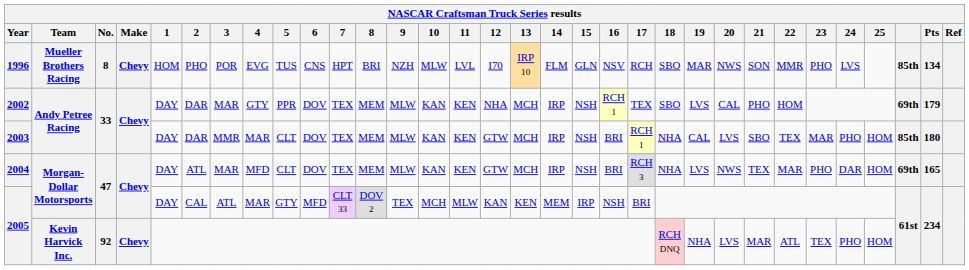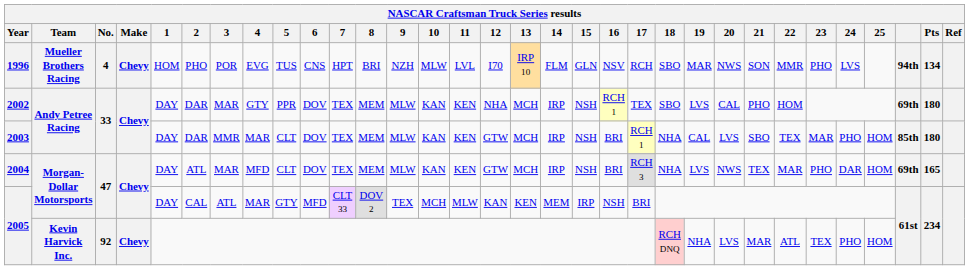(106, 65) 8 -> (106, 65) 4
(908, 65) 85th -> (908, 65) 94th
(932, 104) 179 -> (932, 104) 180
